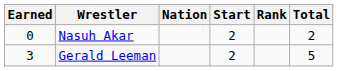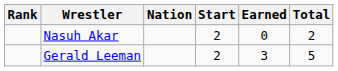columns swapped: (272, 15) <-> (30, 15)
